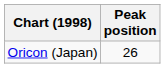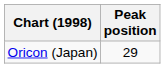(130, 52) 26 -> (130, 52) 29
